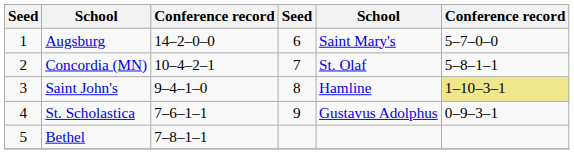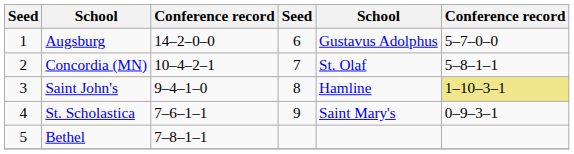(357, 40) Saint Mary's -> (378, 40) Gustavus Adolphus
(378, 112) Gustavus Adolphus -> (357, 112) Saint Mary's
